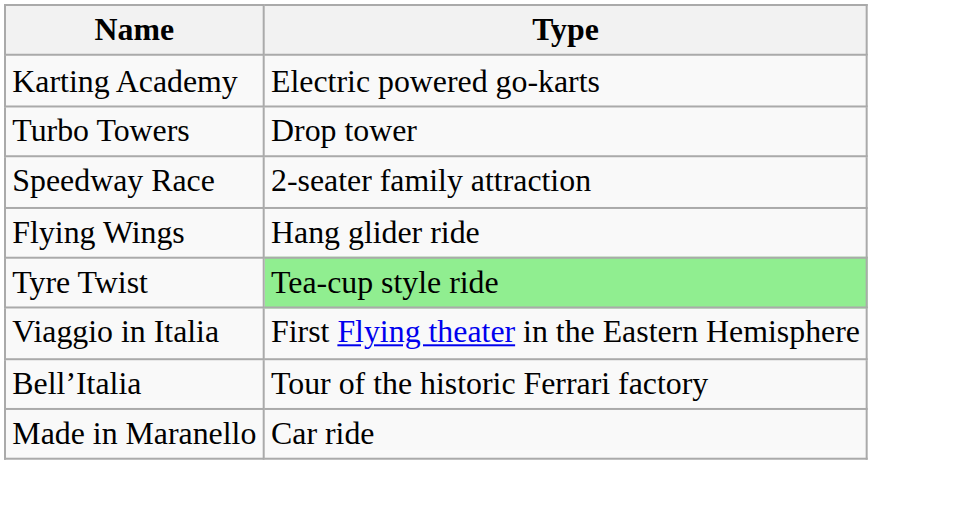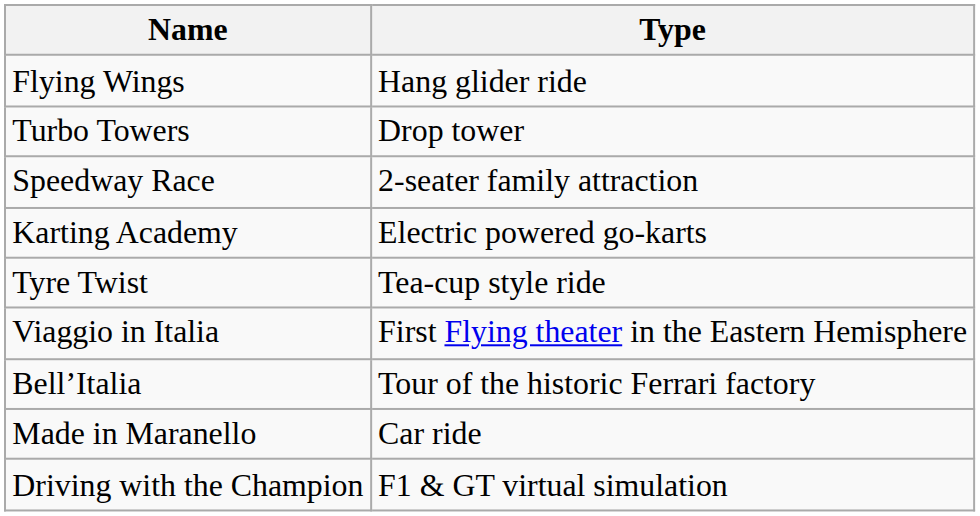rows swapped: (99, 231) <-> (125, 80)
(385, 282) lightgreen background -> (492, 282) no background
+ row: (188, 484)
